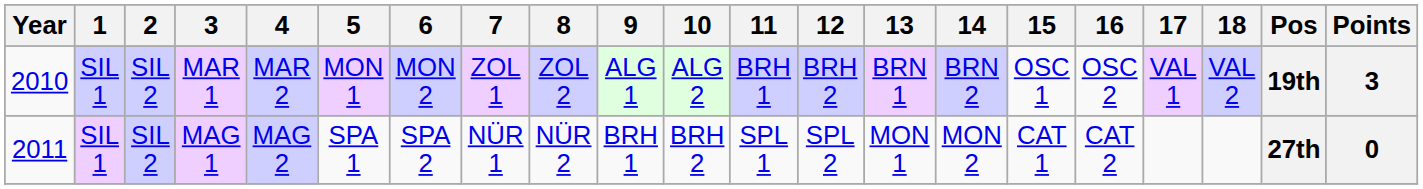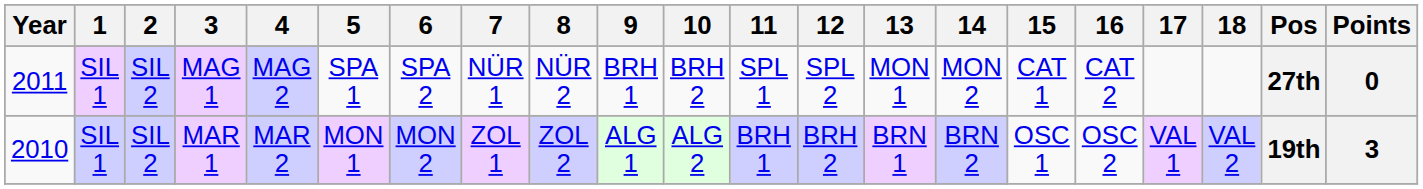rows swapped: (211, 81) <-> (211, 150)
